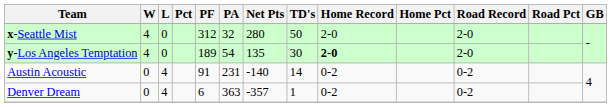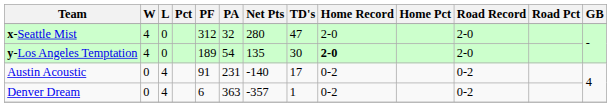(296, 33) 50 -> (296, 33) 47
(296, 72) 14 -> (296, 72) 17
